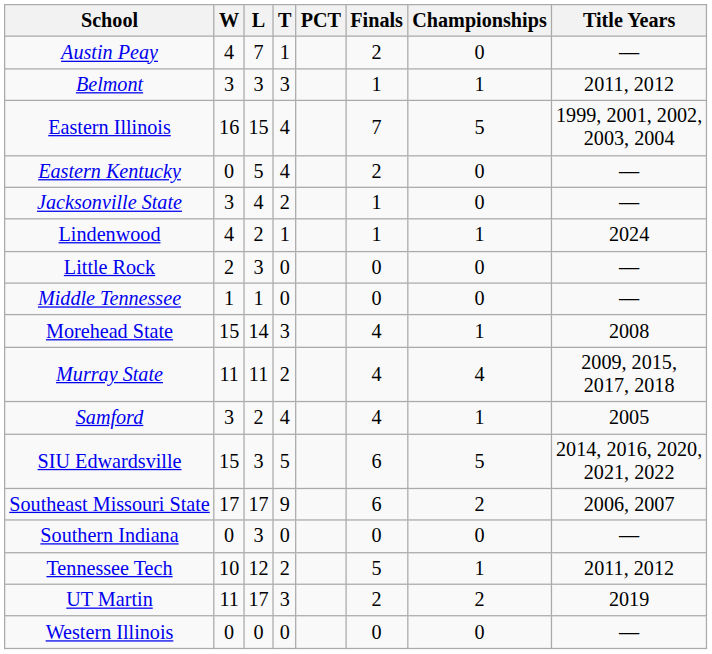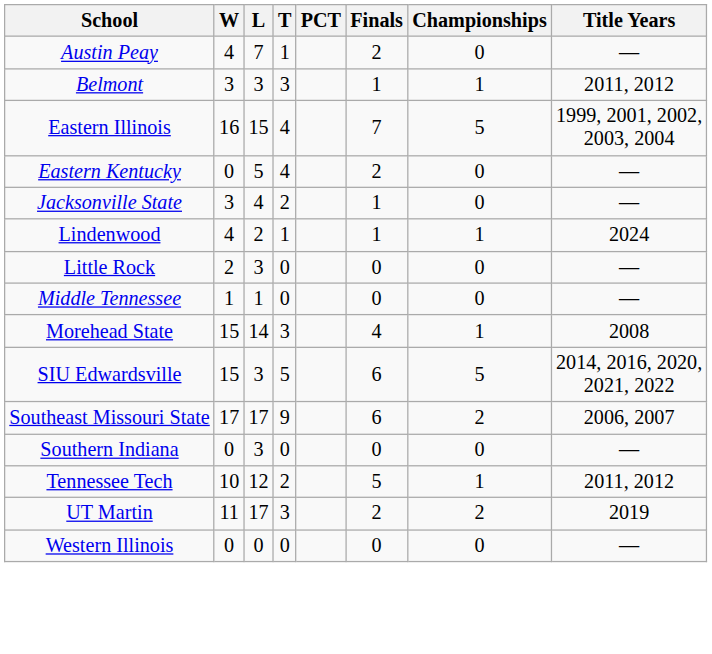- row: (110, 374)
- row: (110, 417)
